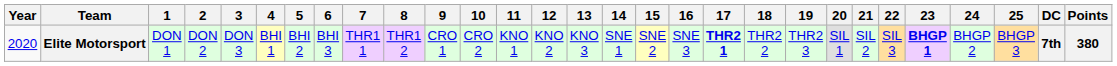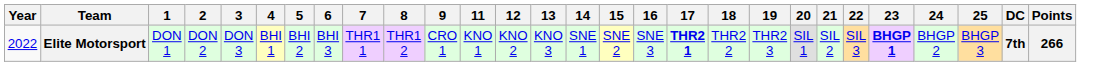- column: (478, 15)
(22, 43) 2020 -> (22, 43) 2022
(1088, 43) 380 -> (1052, 43) 266
